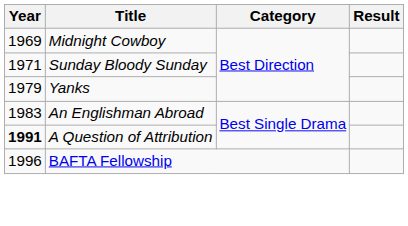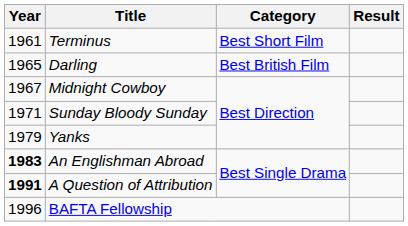+ row: (80, 40)
+ row: (73, 64)
(25, 40) 1969 -> (25, 88) 1967
(25, 112) normal -> (25, 161) bold
